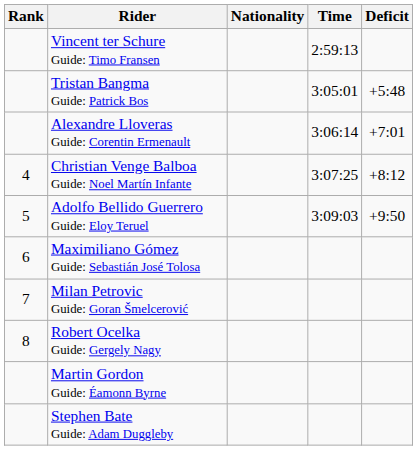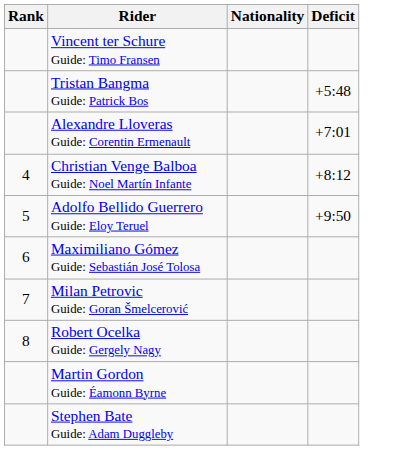- column: (335, 16)
